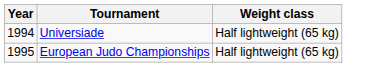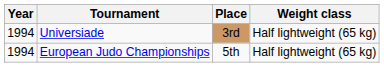+ column: (231, 14)
(21, 52) 1995 -> (21, 52) 1994
